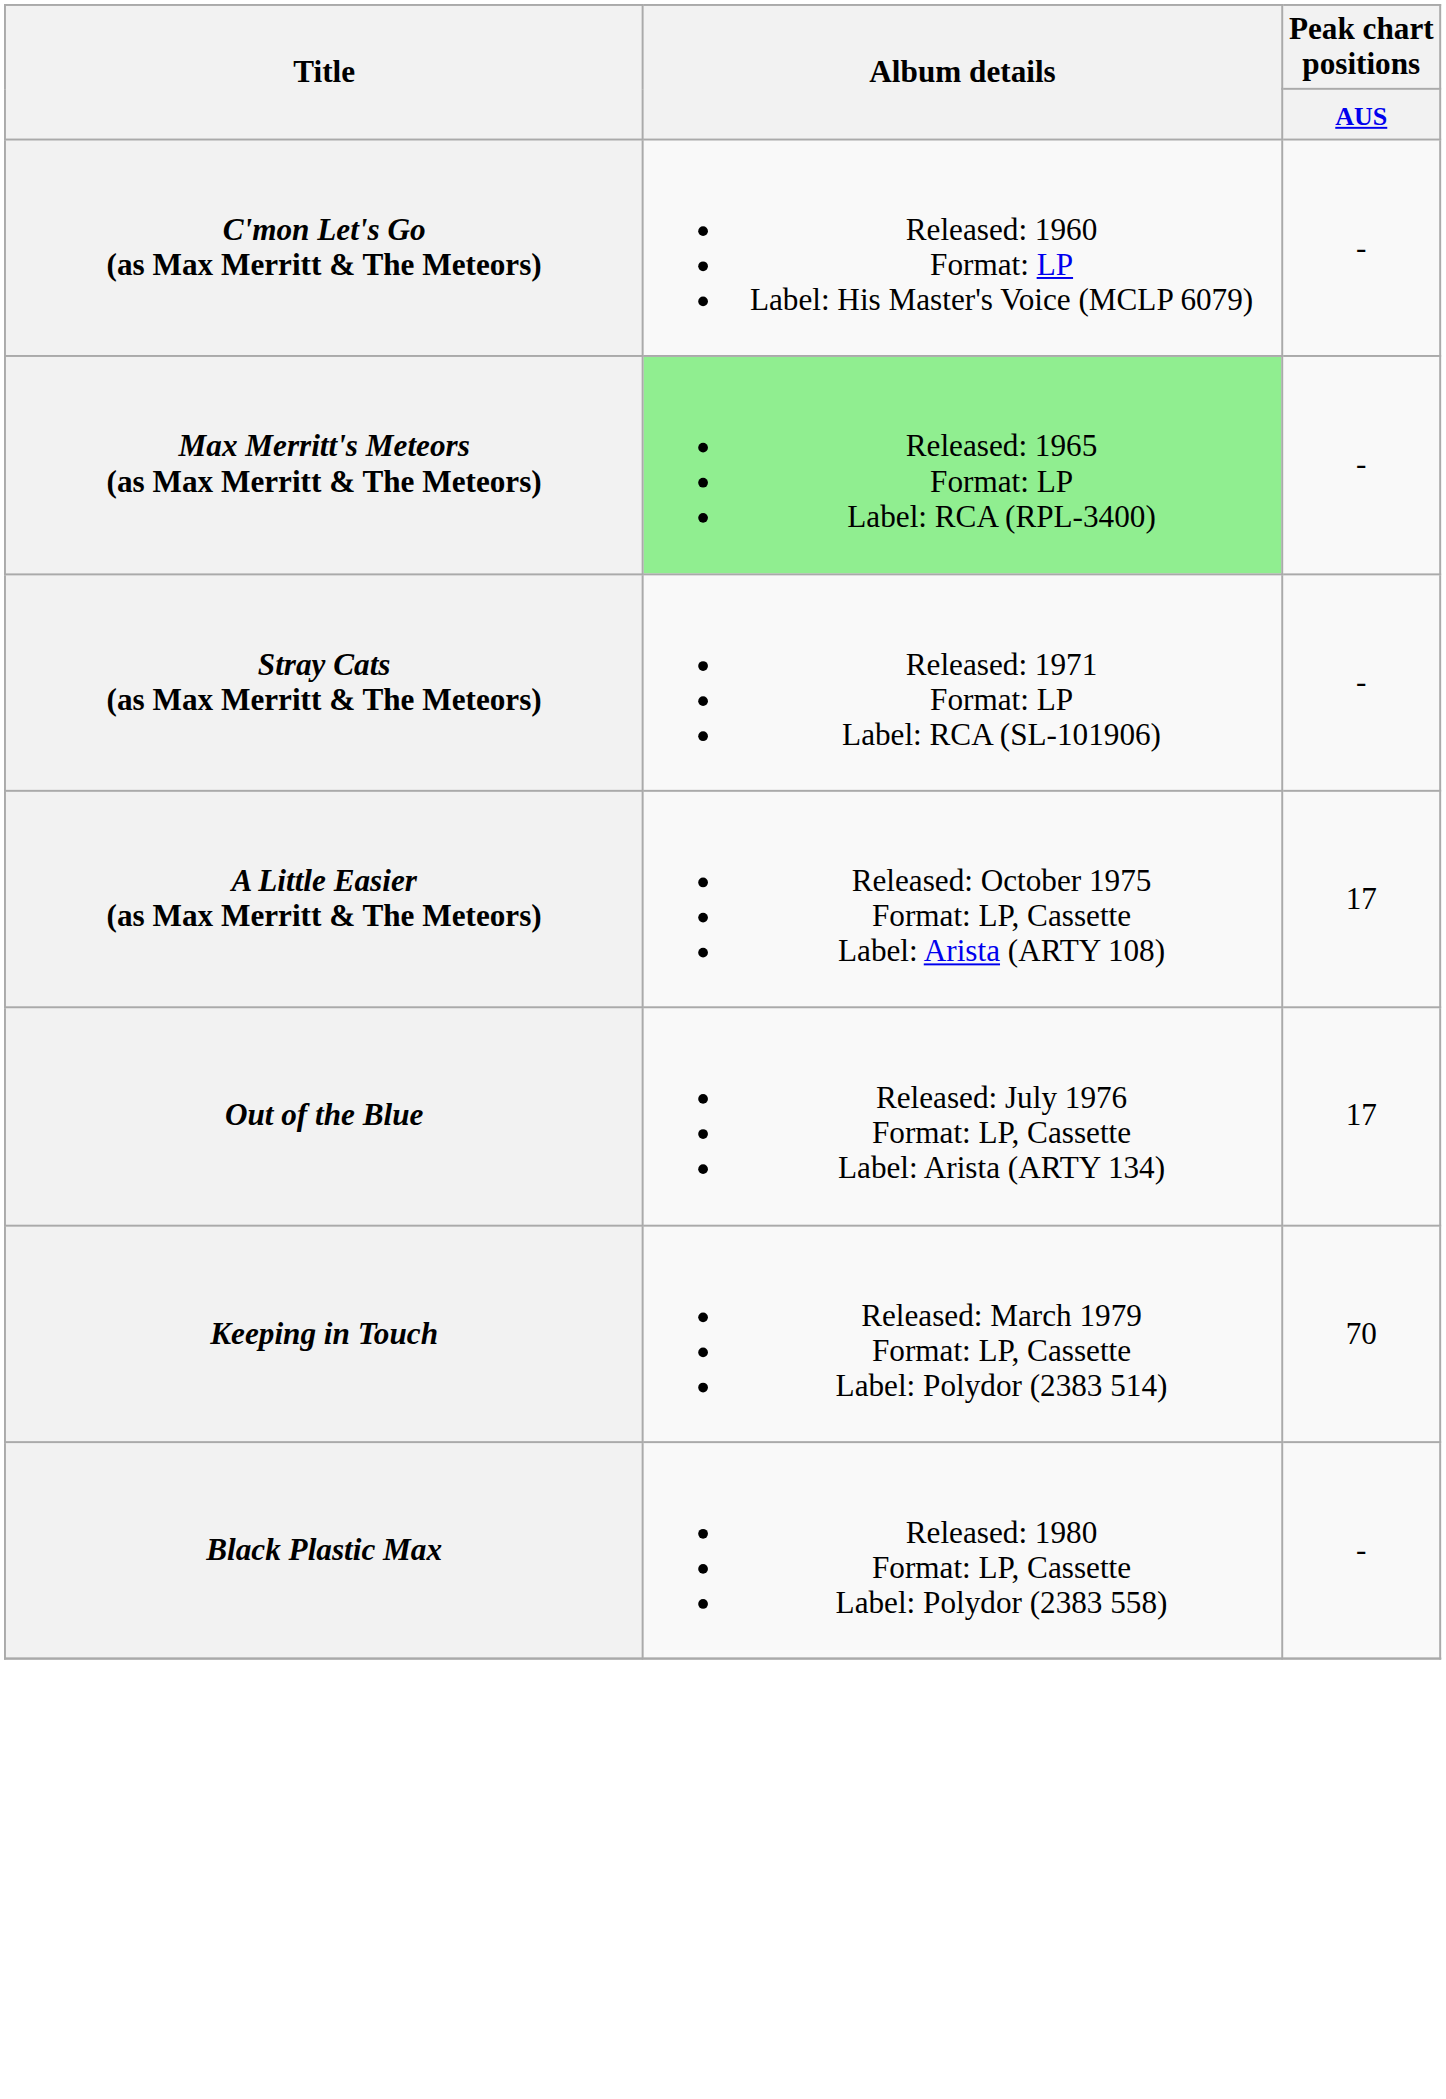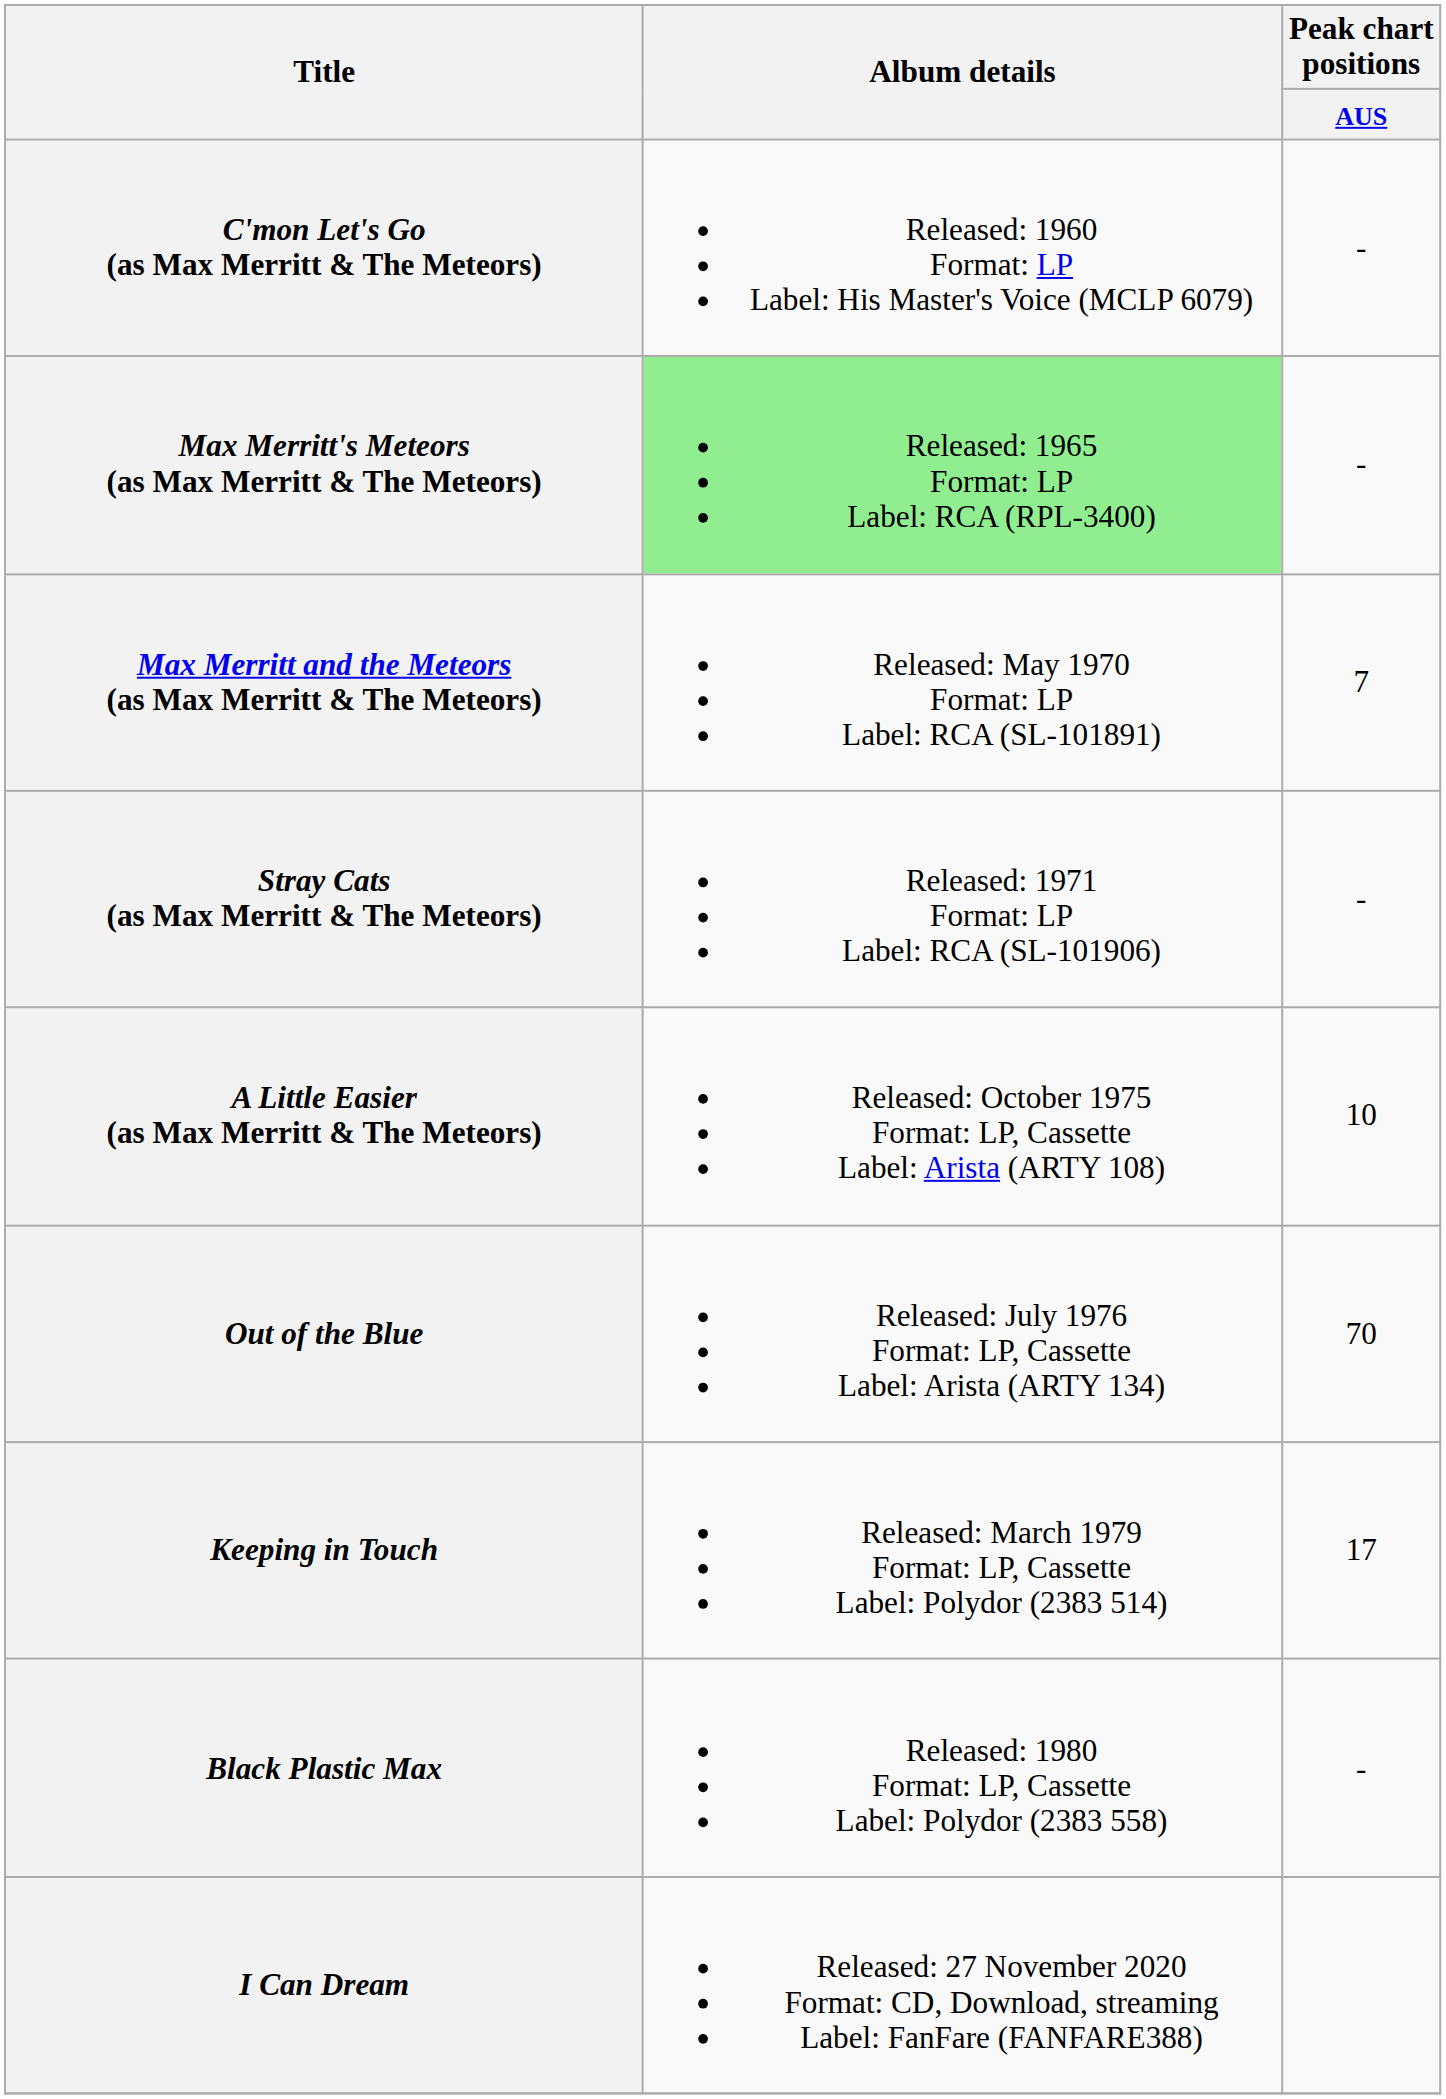+ row: (324, 681)
(1361, 898) 17 -> (1361, 1115) 10
(1361, 1115) 17 -> (1361, 1333) 70
(1361, 1333) 70 -> (1361, 1550) 17
+ row: (324, 1984)
